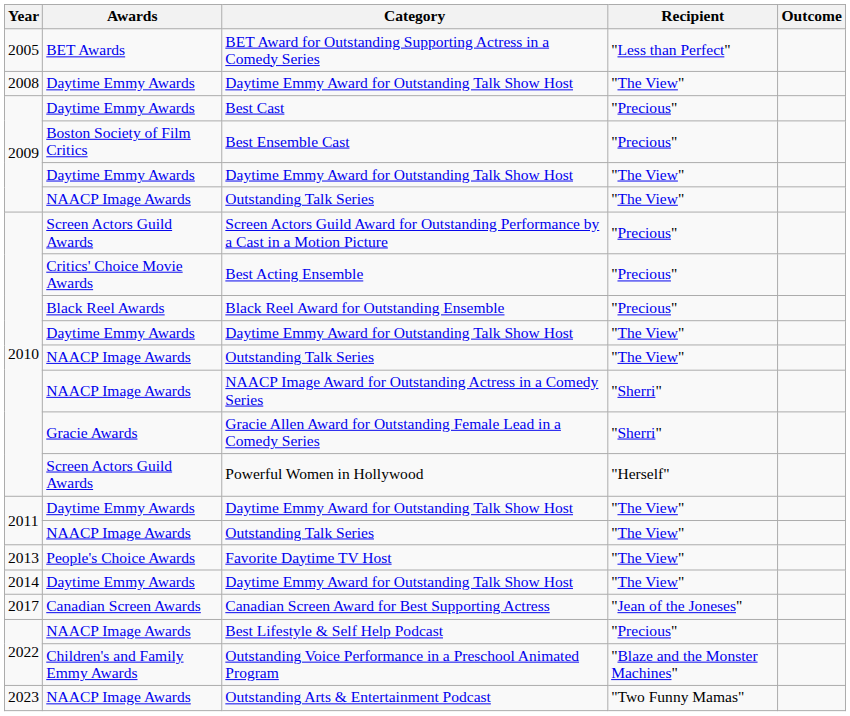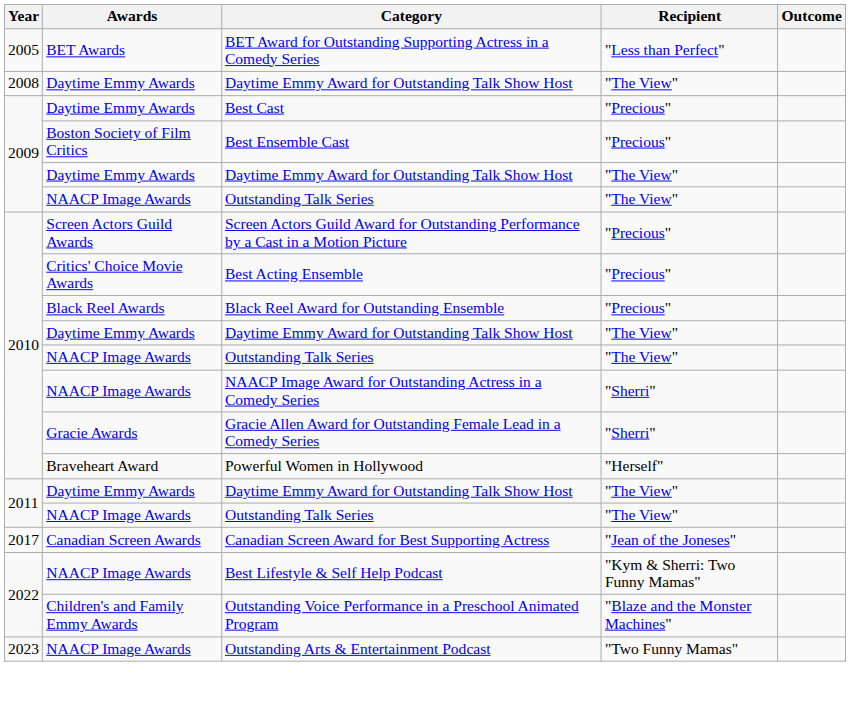(109, 474) Screen Actors Guild Awards -> (102, 466) Braveheart Award
- row: (24, 557)
- row: (24, 582)
(644, 631) "Precious" -> (670, 573) "Kym & Sherri: Two Funny Mamas"
